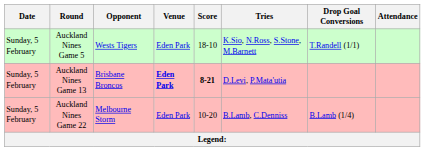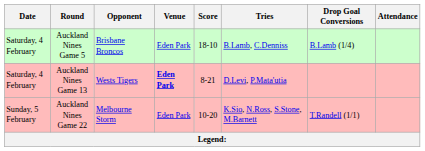(22, 46) Sunday, 5 February -> (25, 46) Saturday, 4 February
(116, 46) Wests Tigers -> (110, 46) Brisbane Broncos
(262, 46) K.Sio, N.Ross, S.Stone, M.Barnett -> (256, 46) B.Lamb, C.Denniss
(334, 46) T.Randell (1/1) -> (332, 46) B.Lamb (1/4)
(22, 80) Sunday, 5 February -> (25, 80) Saturday, 4 February
(110, 80) Brisbane Broncos -> (117, 80) Wests Tigers
(207, 80) bold -> (208, 80) normal
(255, 115) B.Lamb, C.Denniss -> (262, 115) K.Sio, N.Ross, S.Stone, M.Barnett
(332, 115) B.Lamb (1/4) -> (335, 115) T.Randell (1/1)
